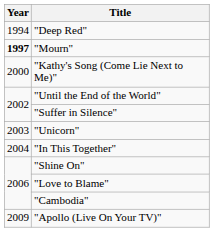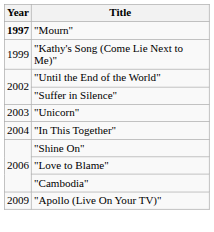- row: (60, 30)
(18, 71) 2000 -> (18, 54) 1999
